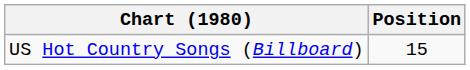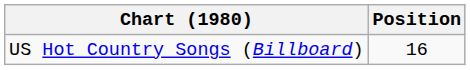(417, 50) 15 -> (417, 50) 16
